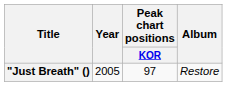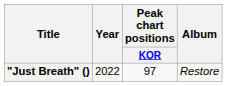(107, 72) 2005 -> (107, 72) 2022
